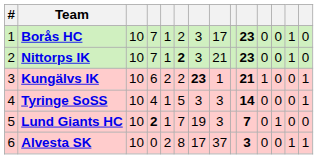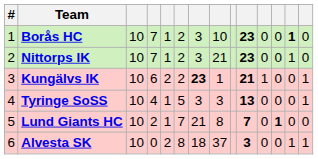(220, 36) 17 -> (220, 36) 10
(292, 36) normal -> (292, 36) bold
(181, 57) bold -> (181, 57) normal
(247, 100) 14 -> (247, 100) 13
(154, 121) bold -> (154, 121) normal
(199, 121) 19 -> (199, 121) 21
(220, 121) 3 -> (220, 121) 8
(278, 121) normal -> (278, 121) bold
(199, 143) 17 -> (199, 143) 18
